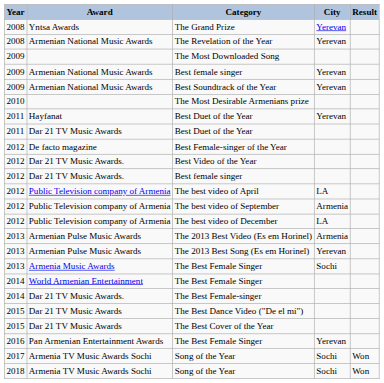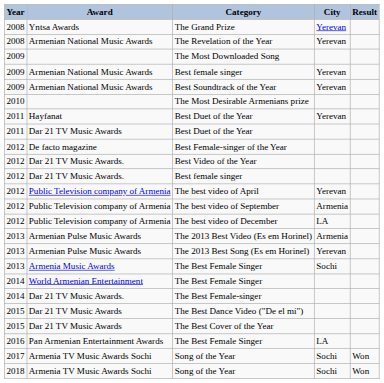(322, 191) LA -> (331, 191) Yerevan
(331, 341) Yerevan -> (322, 341) LA
